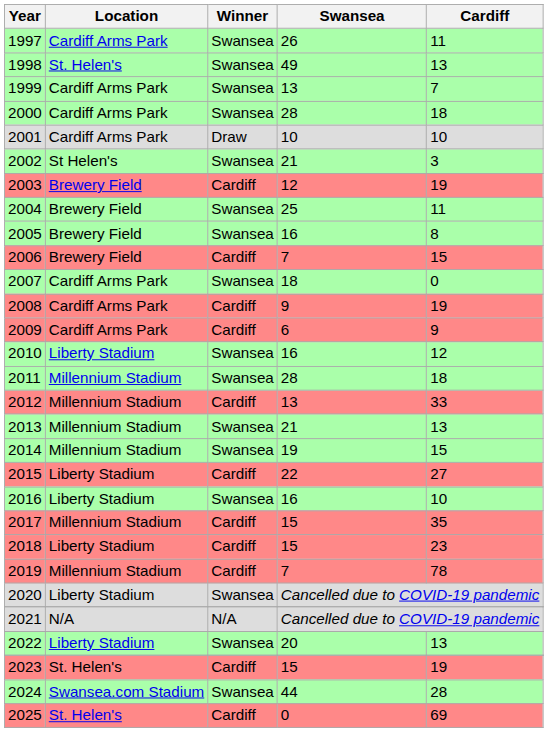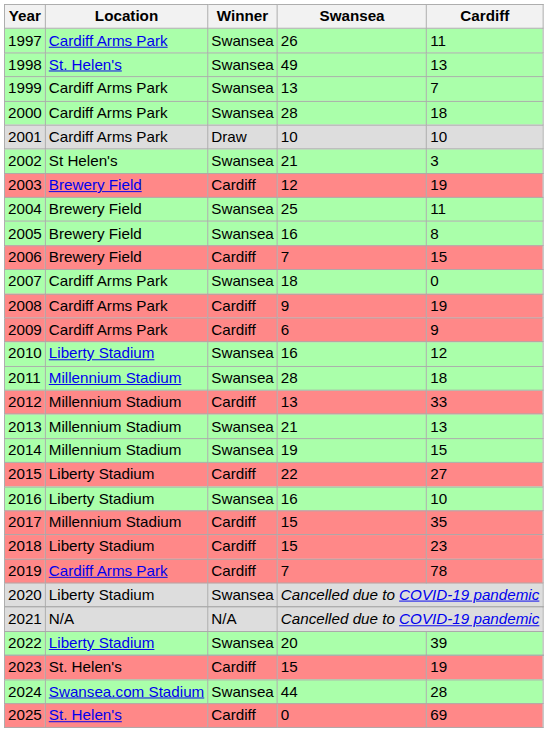(115, 570) Millennium Stadium -> (108, 570) Cardiff Arms Park
(439, 643) 13 -> (439, 643) 39
